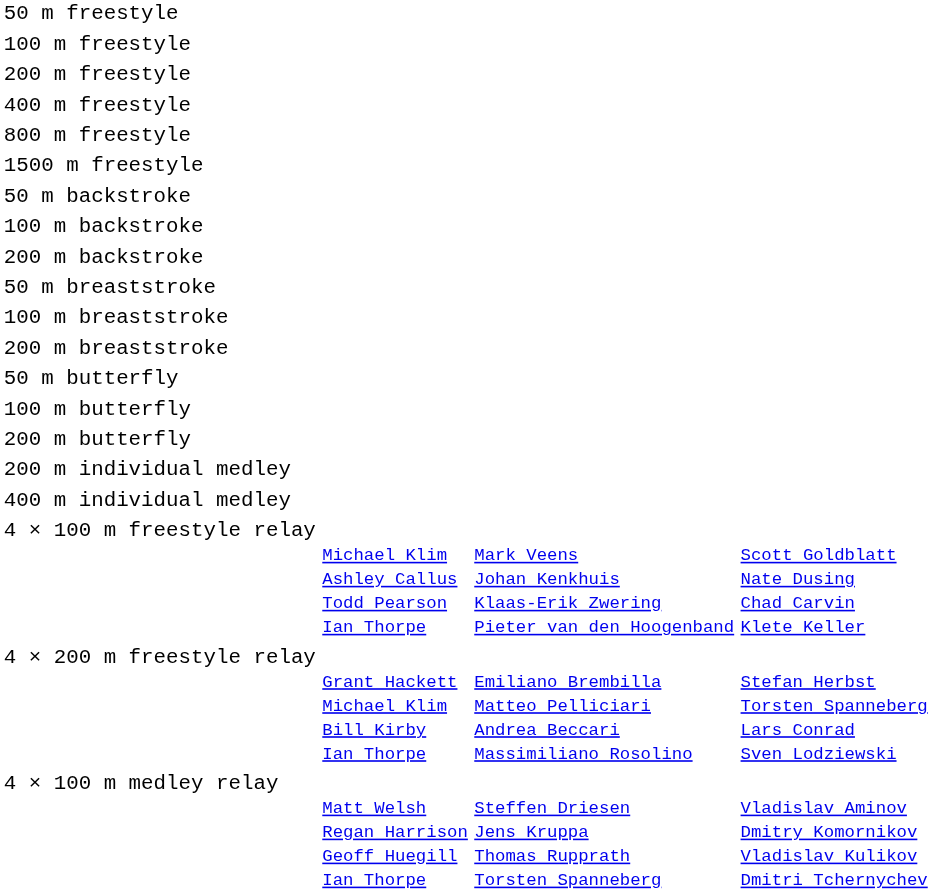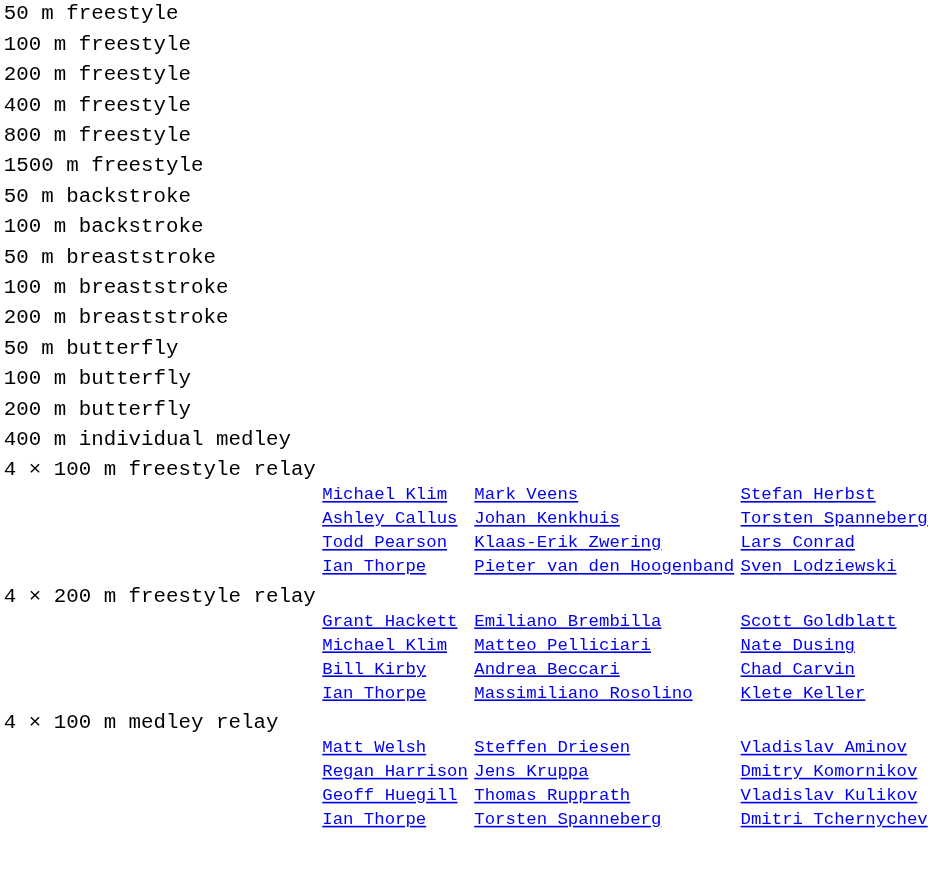- row: (104, 257)
- row: (147, 470)
(819, 591) Scott Goldblatt Nate Dusing Chad Carvin Klete Keller -> (834, 531) Stefan Herbst Torsten Spanneberg Lars Conrad Sven Lodziewski
(834, 718) Stefan Herbst Torsten Spanneberg Lars Conrad Sven Lodziewski -> (819, 657) Scott Goldblatt Nate Dusing Chad Carvin Klete Keller
